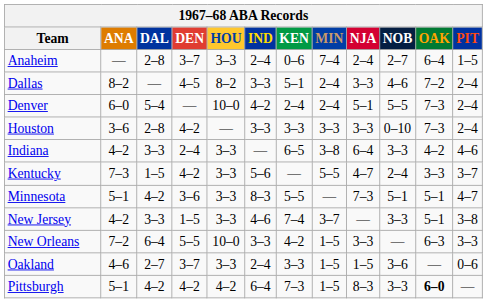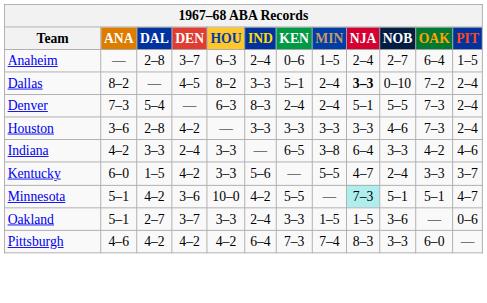(226, 61) 3–3 -> (226, 61) 6–3
(329, 61) 7–4 -> (329, 61) 1–5
(363, 83) normal -> (363, 83) bold
(398, 83) 4–6 -> (398, 83) 0–10
(119, 106) 6–0 -> (119, 106) 7–3
(226, 106) 10–0 -> (226, 106) 6–3
(260, 106) 4–2 -> (260, 106) 8–3
(398, 128) 0–10 -> (398, 128) 4–6
(119, 173) 7–3 -> (119, 173) 6–0
(226, 196) 3–3 -> (226, 196) 10–0
(260, 196) 8–3 -> (260, 196) 4–2
(363, 196) no background -> (363, 196) paleturquoise background
- row: (39, 218)
- row: (44, 241)
(119, 264) 4–6 -> (119, 218) 5–1
(119, 286) 5–1 -> (119, 241) 4–6
(329, 286) 1–5 -> (329, 241) 7–4
(434, 286) bold -> (434, 241) normal
